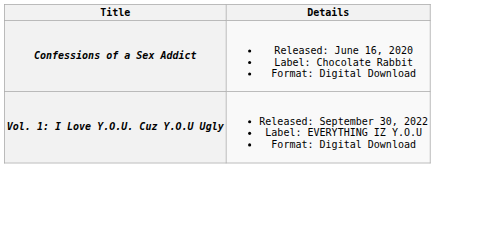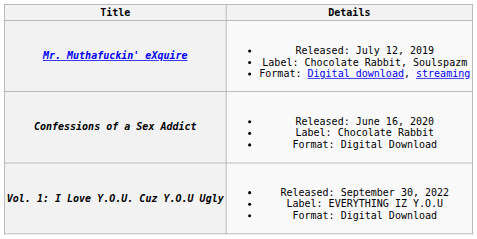+ row: (115, 56)
